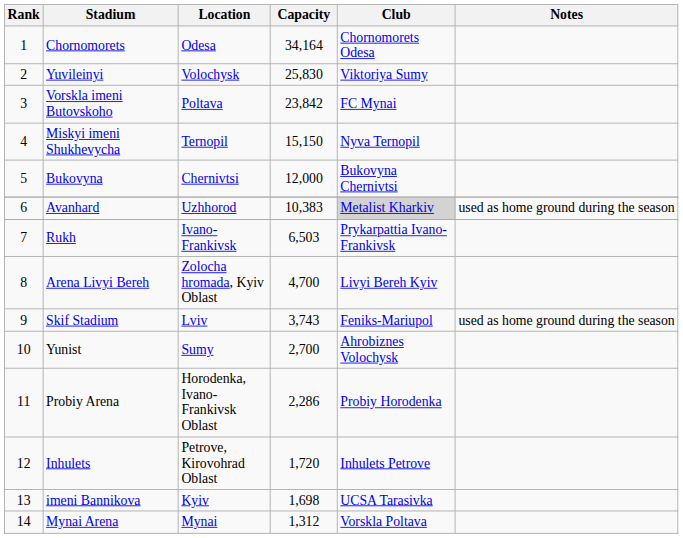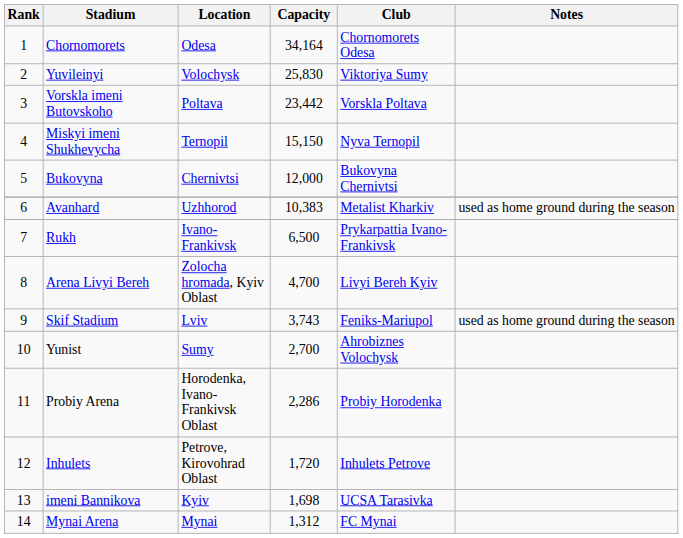(304, 104) 23,842 -> (304, 104) 23,442
(368, 104) FC Mynai -> (384, 104) Vorskla Poltava
(387, 208) lightgrey background -> (387, 208) no background
(304, 237) 6,503 -> (304, 237) 6,500
(384, 522) Vorskla Poltava -> (368, 522) FC Mynai
